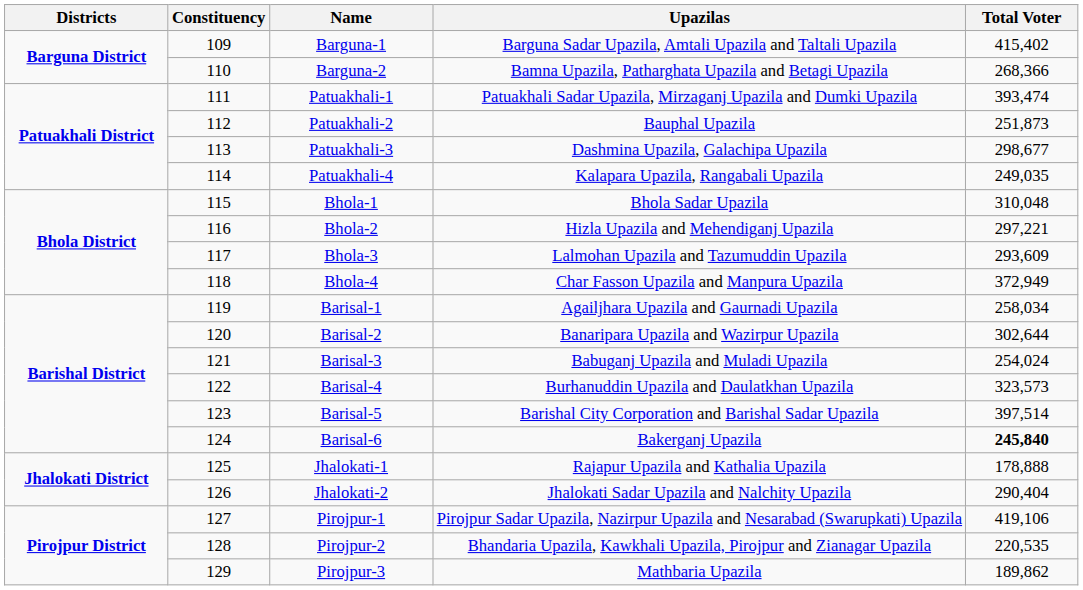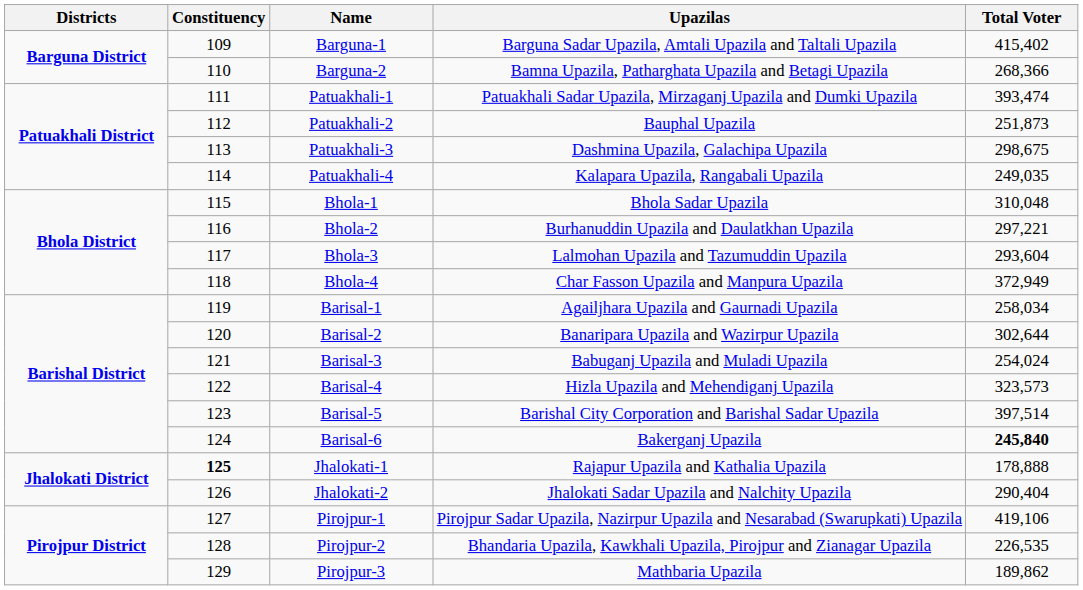(1022, 149) 298,677 -> (1022, 149) 298,675
(699, 228) Hizla Upazila and Mehendiganj Upazila -> (699, 228) Burhanuddin Upazila and Daulatkhan Upazila
(1022, 255) 293,609 -> (1022, 255) 293,604
(699, 387) Burhanuddin Upazila and Daulatkhan Upazila -> (699, 387) Hizla Upazila and Mehendiganj Upazila
(219, 466) normal -> (219, 466) bold
(1022, 545) 220,535 -> (1022, 545) 226,535
